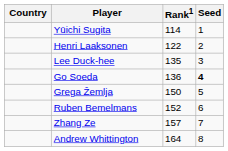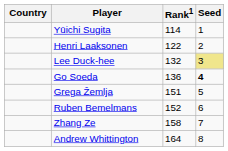(173, 61) 135 -> (173, 61) 132
(201, 61) no background -> (201, 61) khaki background
(173, 92) 150 -> (173, 92) 151
(173, 123) 157 -> (173, 123) 158
